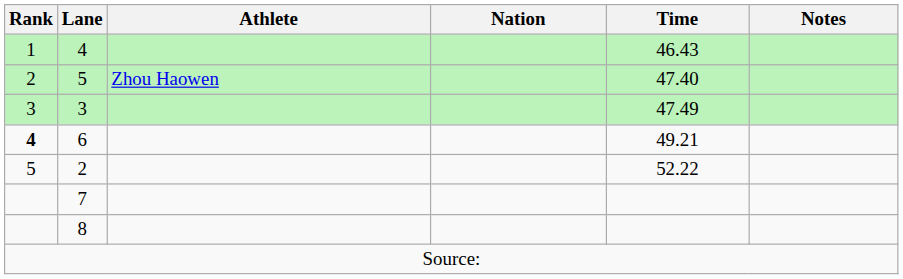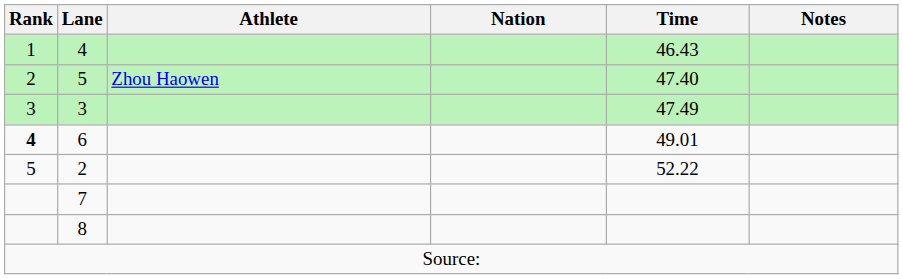(677, 139) 49.21 -> (677, 139) 49.01
